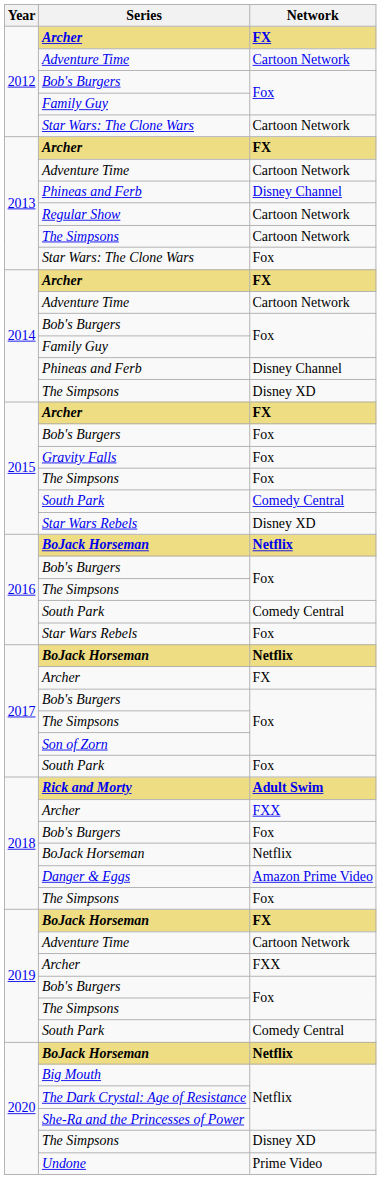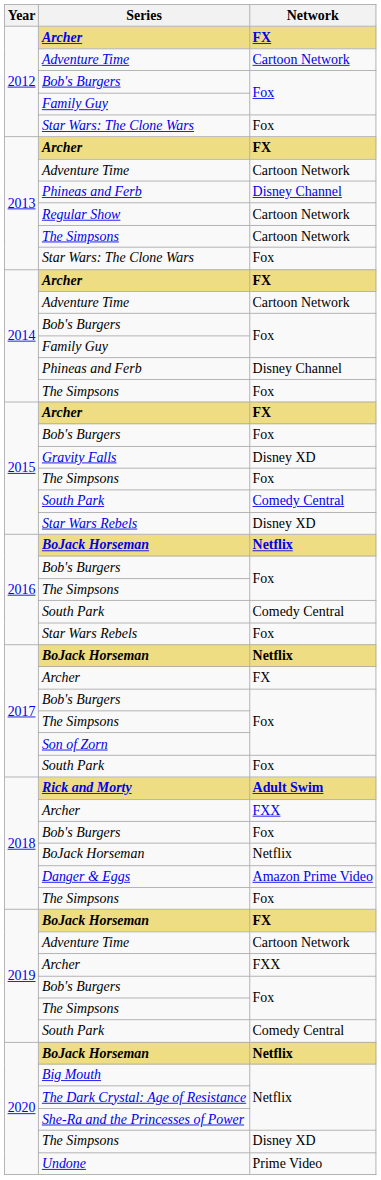(301, 125) Cartoon Network -> (263, 125) Fox
(284, 390) Disney XD -> (263, 390) Fox
(263, 457) Fox -> (284, 457) Disney XD
